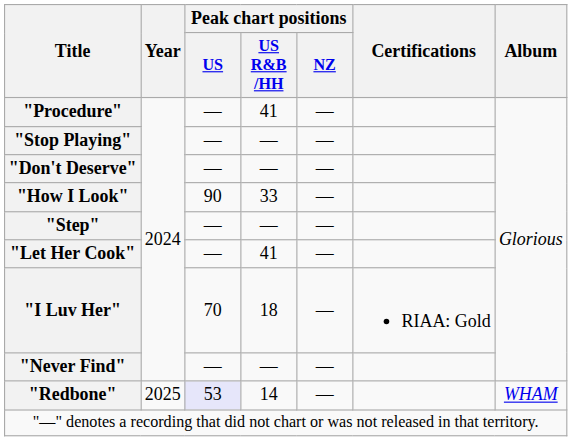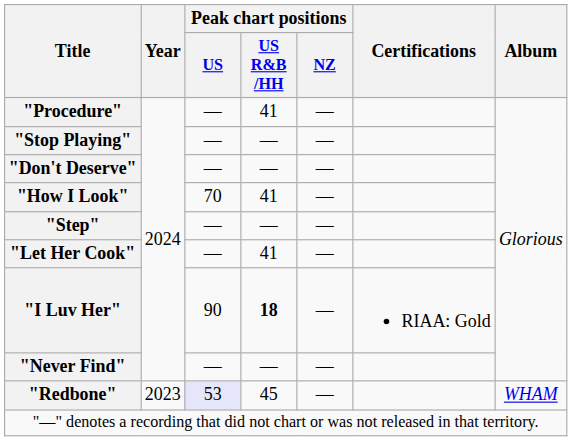(213, 197) 90 -> (213, 197) 70
(269, 197) 33 -> (269, 197) 41
(213, 310) 70 -> (213, 310) 90
(269, 310) normal -> (269, 310) bold
(163, 395) 2025 -> (163, 395) 2023
(269, 395) 14 -> (269, 395) 45
